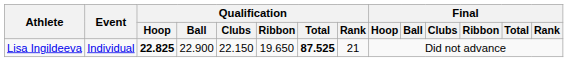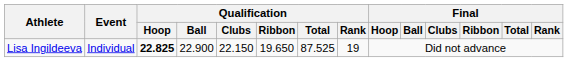(318, 48) bold -> (318, 48) normal
(353, 48) 21 -> (353, 48) 19
